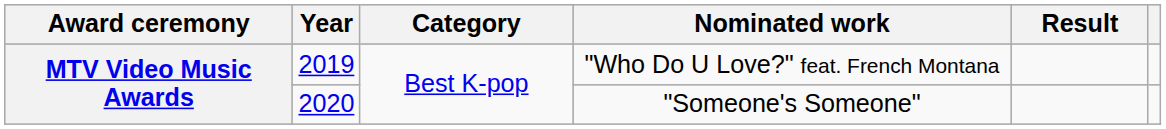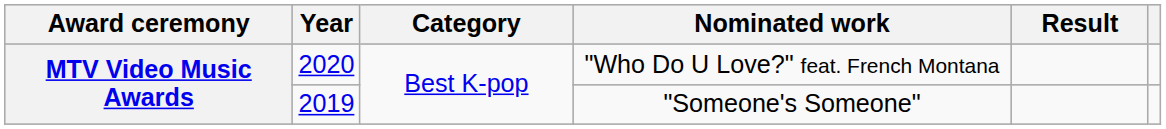(326, 64) 2019 -> (326, 64) 2020
(326, 104) 2020 -> (326, 104) 2019
